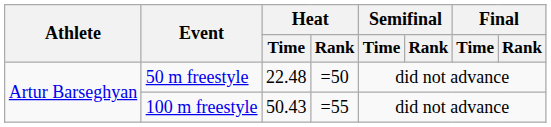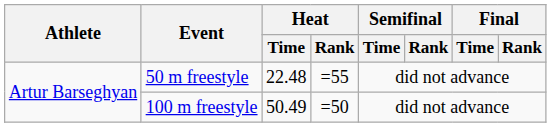(335, 77) =50 -> (335, 77) =55
(286, 107) 50.43 -> (286, 107) 50.49
(335, 107) =55 -> (335, 107) =50
